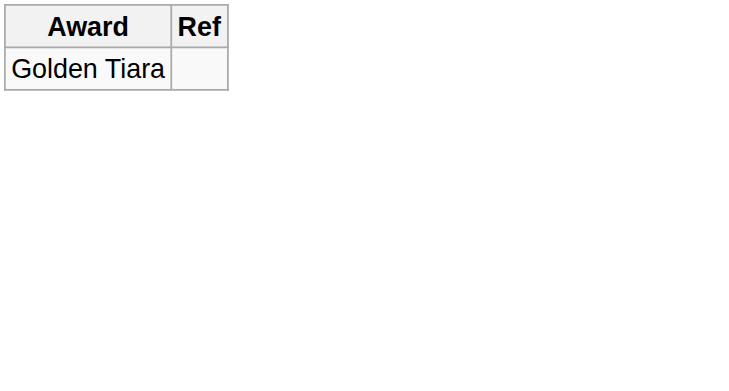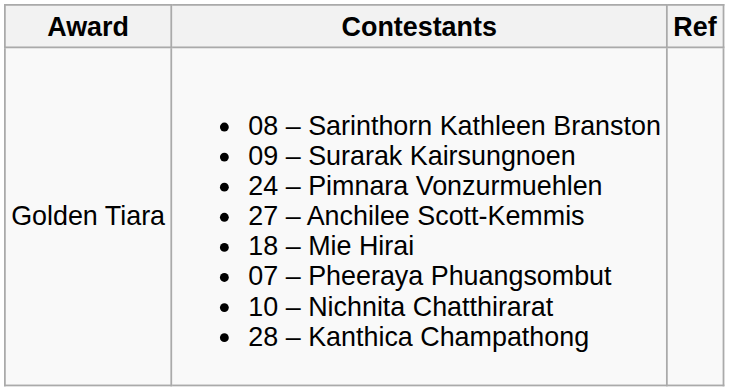+ column: (419, 26)
